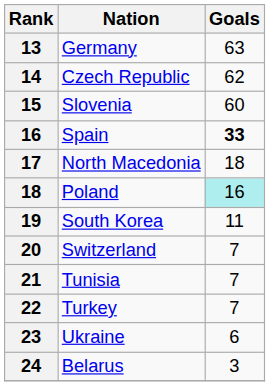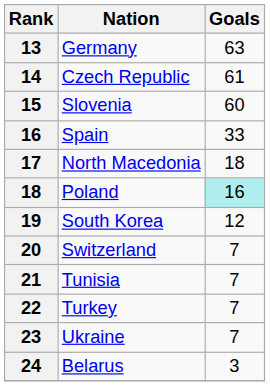(234, 76) 62 -> (234, 76) 61
(234, 134) bold -> (234, 134) normal
(234, 221) 11 -> (234, 221) 12
(234, 337) 6 -> (234, 337) 7
